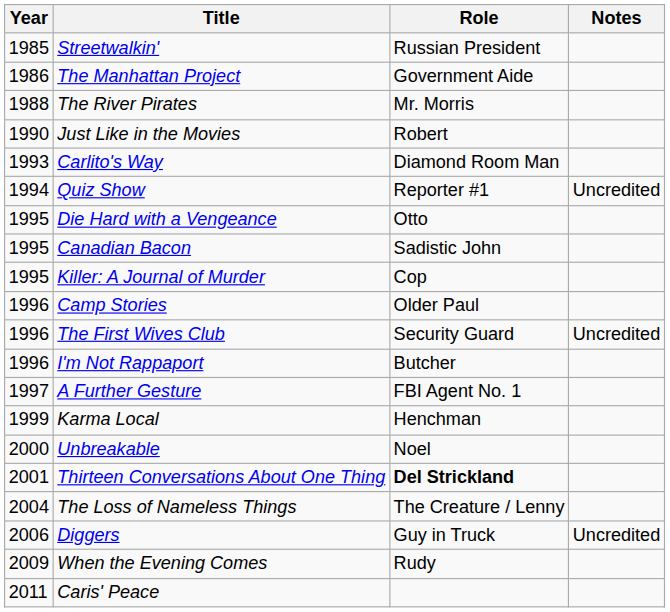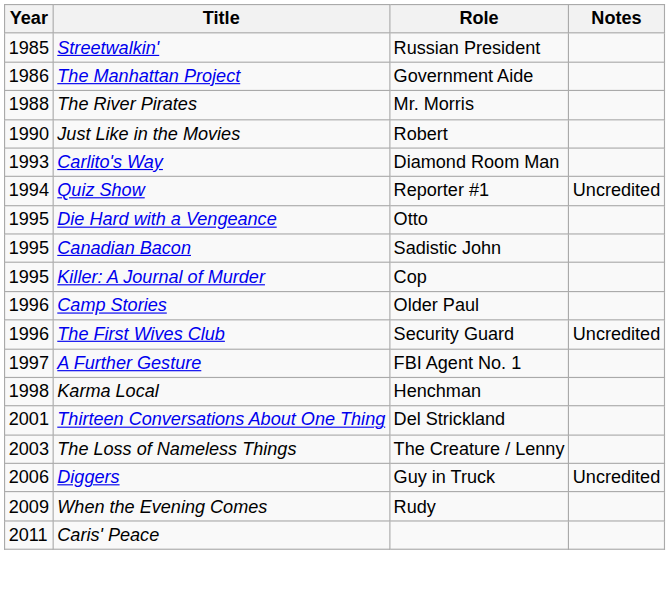- row: (130, 362)
(29, 420) 1999 -> (29, 391) 1998
- row: (109, 448)
(454, 477) bold -> (449, 420) normal
(29, 506) 2004 -> (29, 448) 2003
